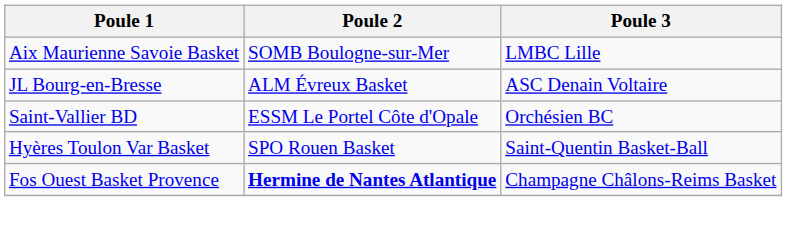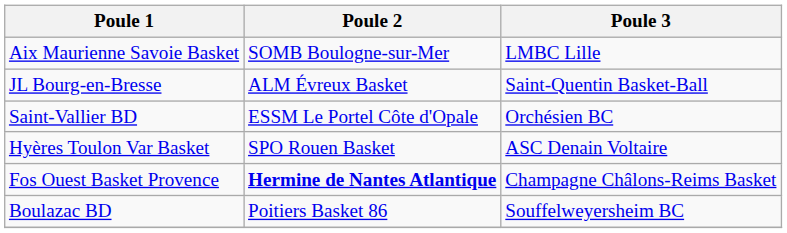(586, 84) ASC Denain Voltaire -> (607, 84) Saint-Quentin Basket-Ball
(607, 147) Saint-Quentin Basket-Ball -> (586, 147) ASC Denain Voltaire
+ row: (60, 210)
